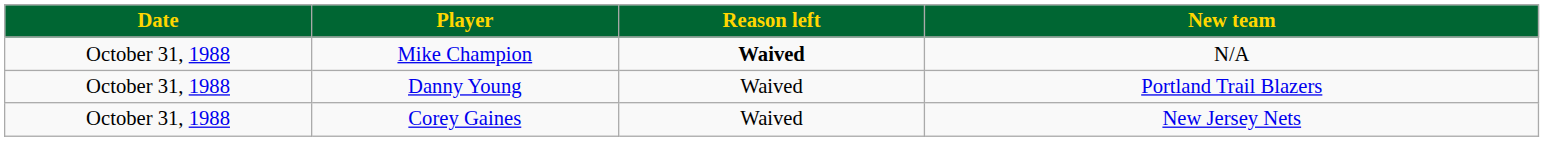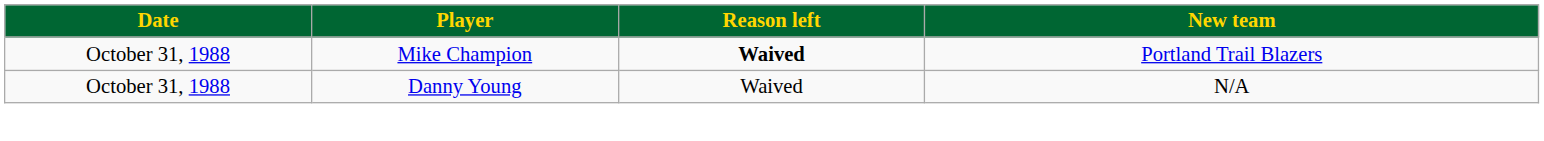(1232, 53) N/A -> (1232, 53) Portland Trail Blazers
(1232, 86) Portland Trail Blazers -> (1232, 86) N/A
- row: (465, 119)
